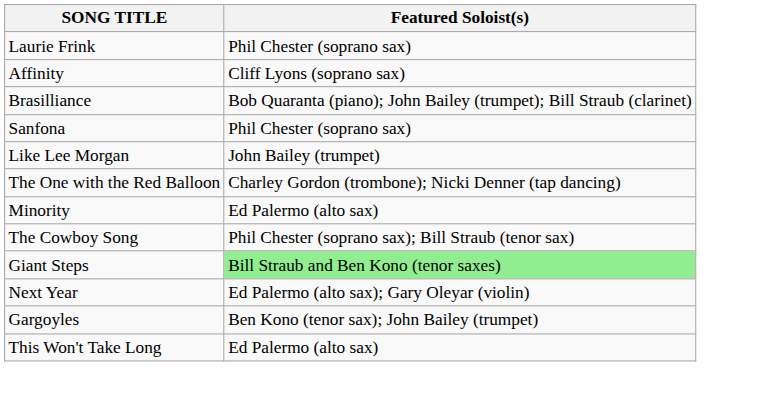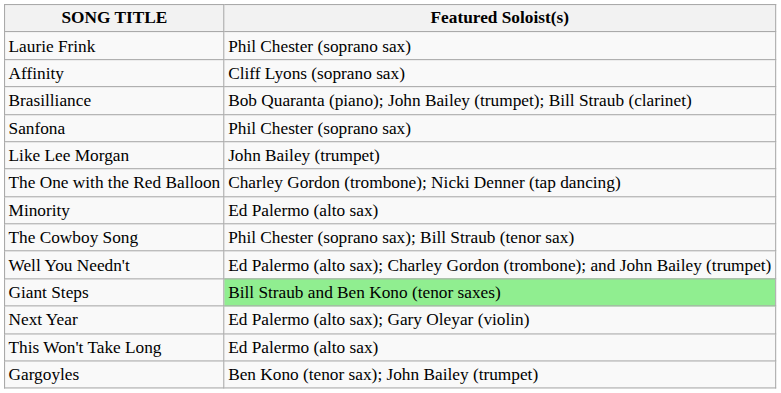+ row: (69, 264)
rows swapped: (44, 319) <-> (85, 347)
